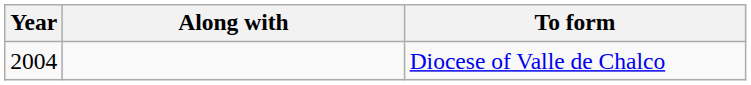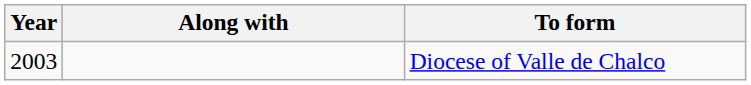(34, 60) 2004 -> (34, 60) 2003
